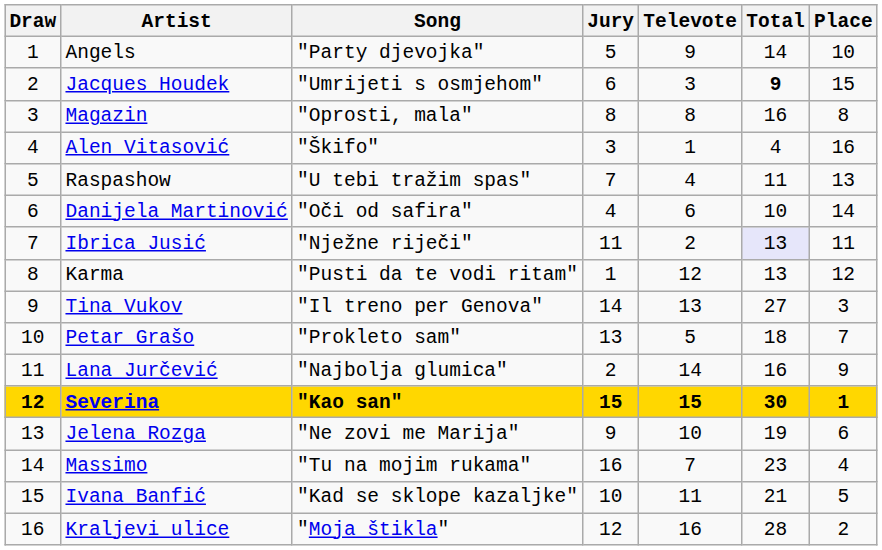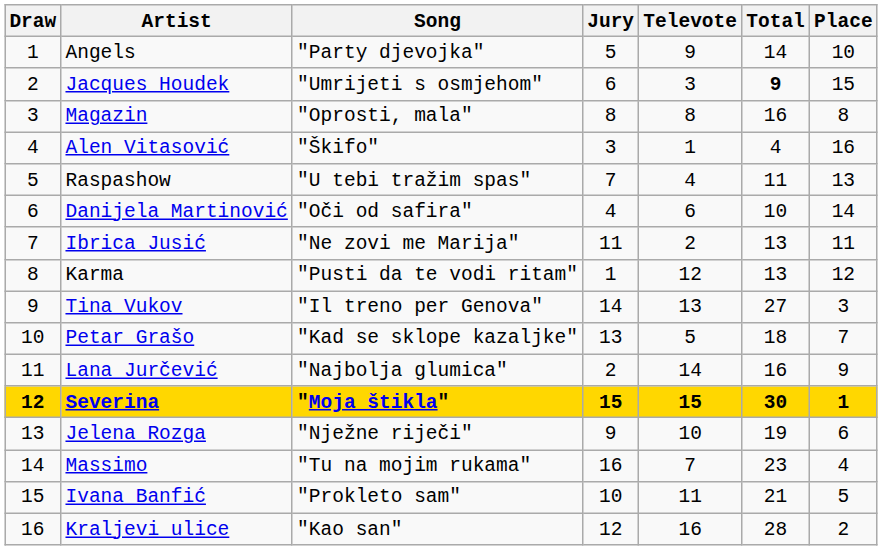(385, 243) "Nježne riječi" -> (408, 243) "Ne zovi me Marija"
(776, 243) lavender background -> (776, 243) no background
(379, 338) "Prokleto sam" -> (438, 338) "Kad se sklope kazaljke"
(350, 402) "Kao san" -> (373, 402) "Moja štikla"
(408, 434) "Ne zovi me Marija" -> (385, 434) "Nježne riječi"
(438, 497) "Kad se sklope kazaljke" -> (379, 497) "Prokleto sam"
(373, 529) "Moja štikla" -> (350, 529) "Kao san"
